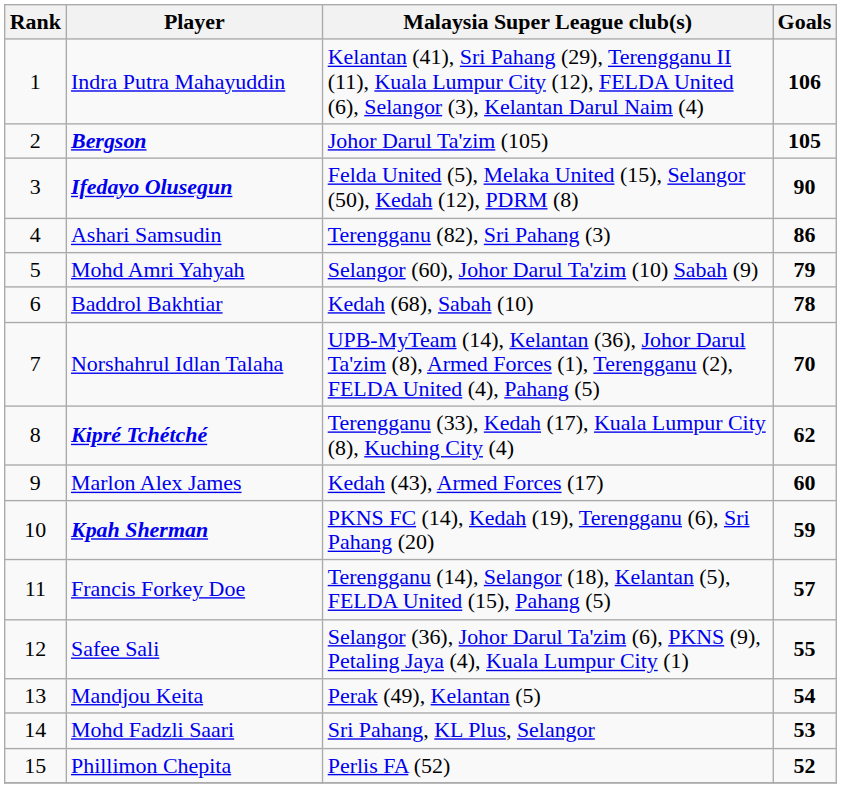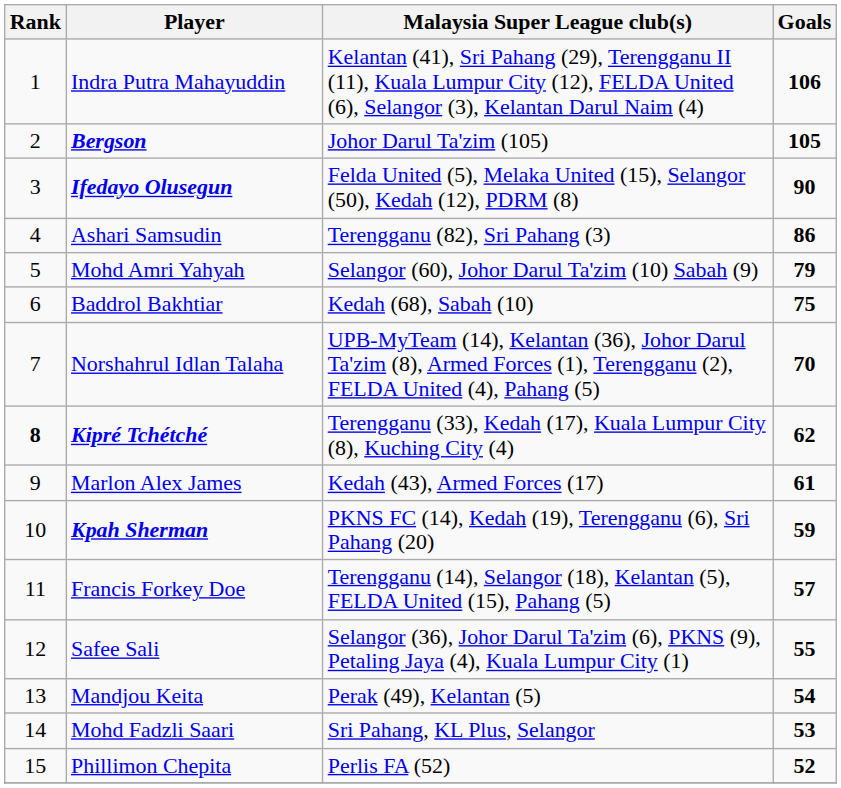(804, 304) 78 -> (804, 304) 75
(35, 435) normal -> (35, 435) bold
(804, 482) 60 -> (804, 482) 61
